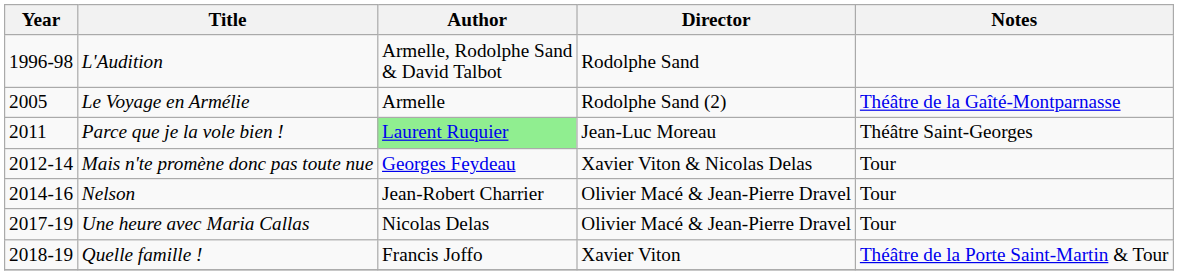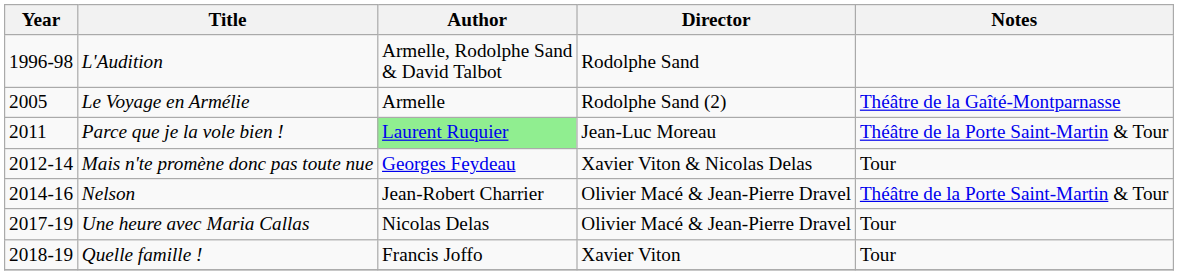(946, 132) Théâtre Saint-Georges -> (1014, 132) Théâtre de la Porte Saint-Martin & Tour
(878, 193) Tour -> (1014, 193) Théâtre de la Porte Saint-Martin & Tour
(1014, 254) Théâtre de la Porte Saint-Martin & Tour -> (878, 254) Tour
